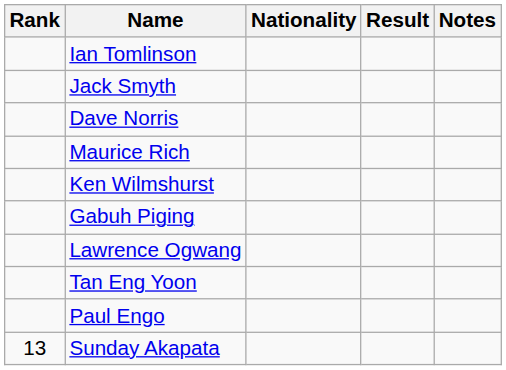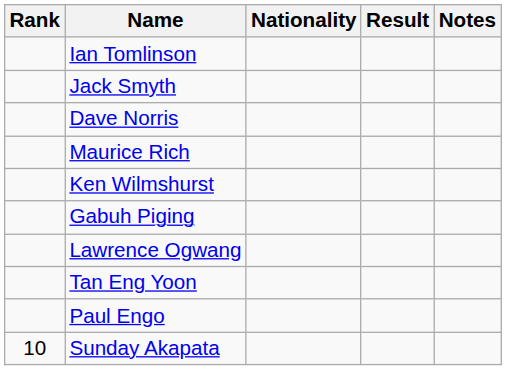(35, 348) 13 -> (35, 348) 10
